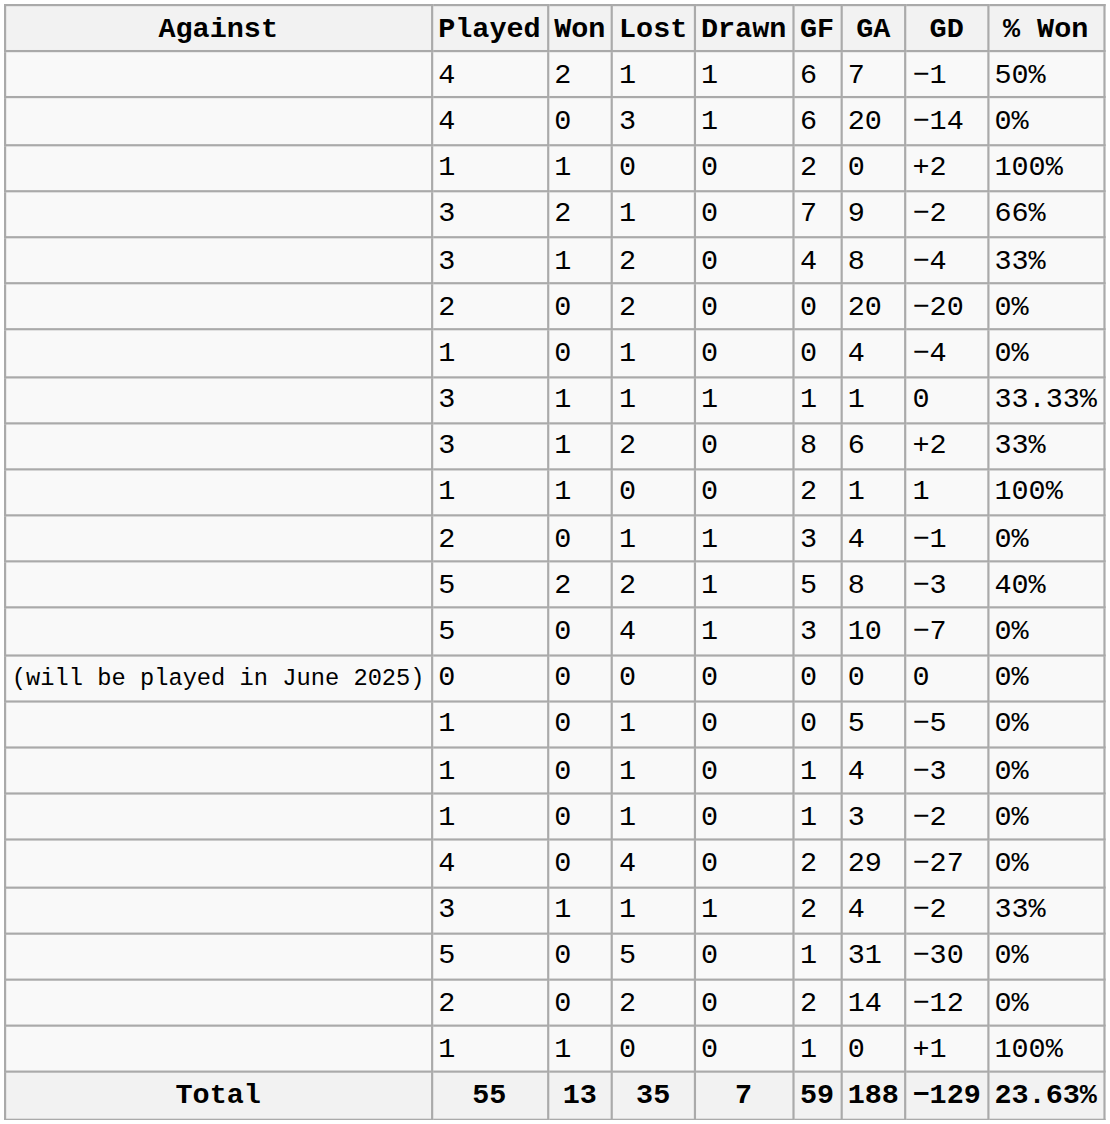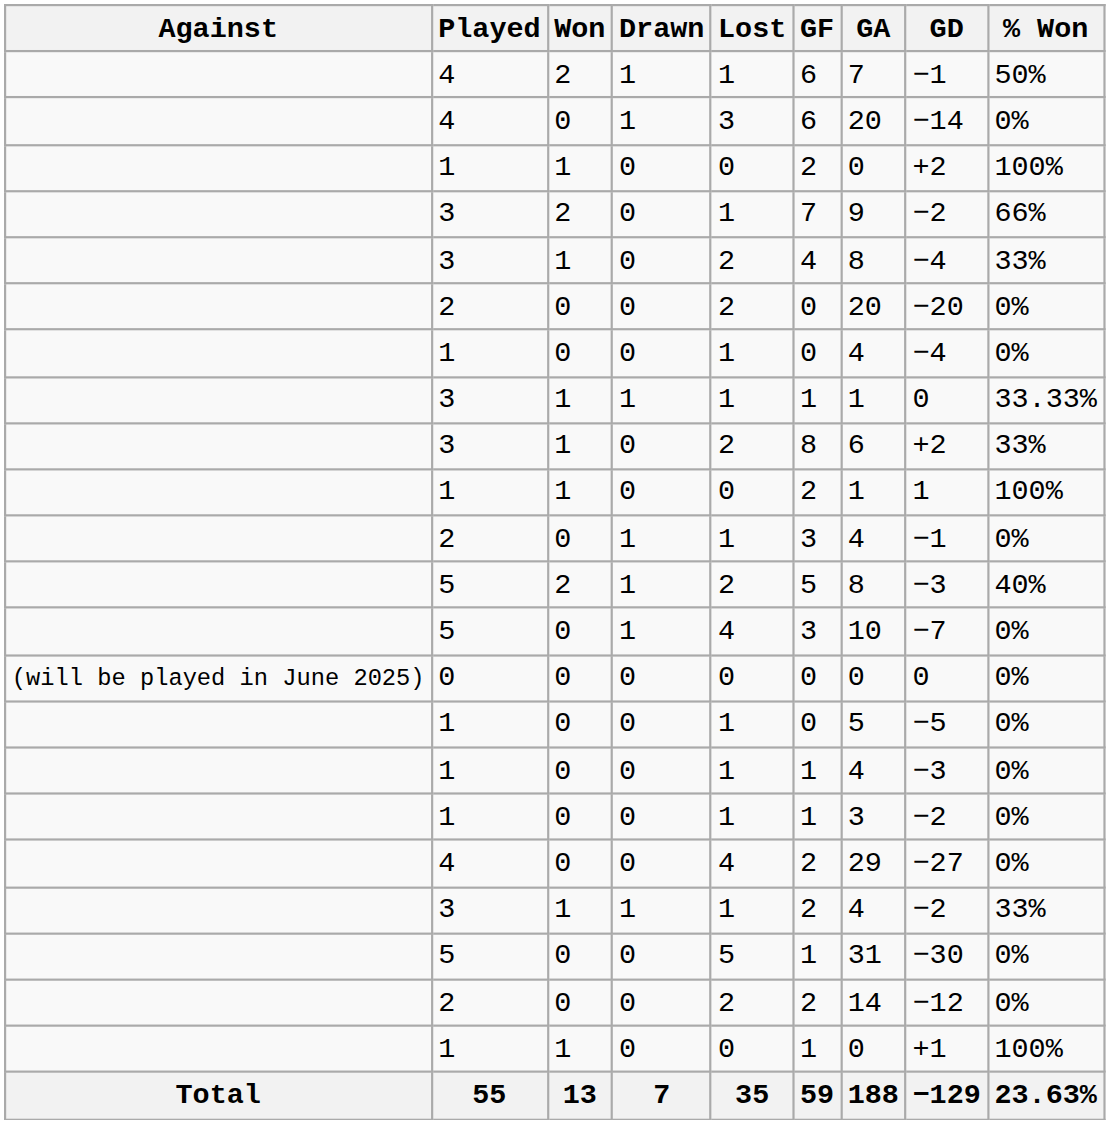columns swapped: (744, 28) <-> (653, 28)
